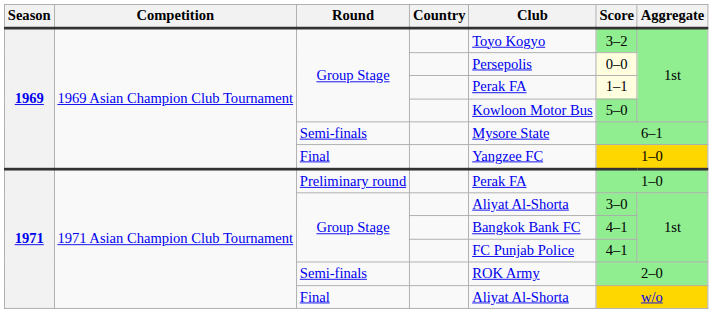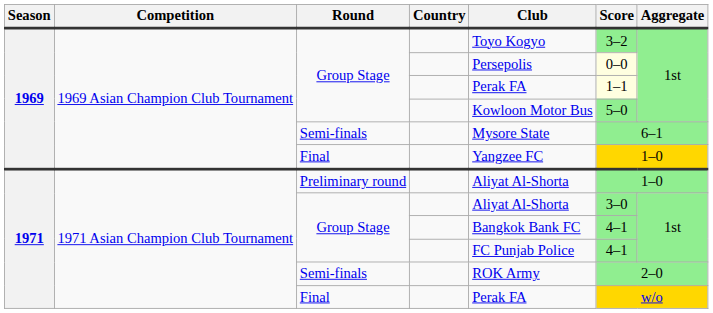(499, 181) Perak FA -> (521, 181) Aliyat Al-Shorta
(521, 296) Aliyat Al-Shorta -> (499, 296) Perak FA
